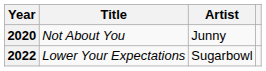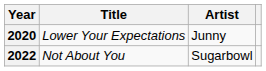(84, 35) Not About You -> (114, 35) Lower Your Expectations
(114, 55) Lower Your Expectations -> (84, 55) Not About You
